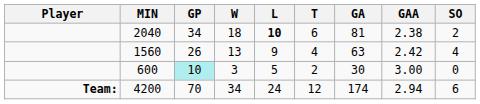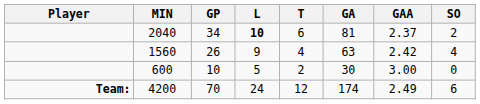- column: (234, 14)
(409, 33) 2.38 -> (403, 33) 2.37
(194, 70) paleturquoise background -> (213, 70) no background
(409, 89) 2.94 -> (403, 89) 2.49
